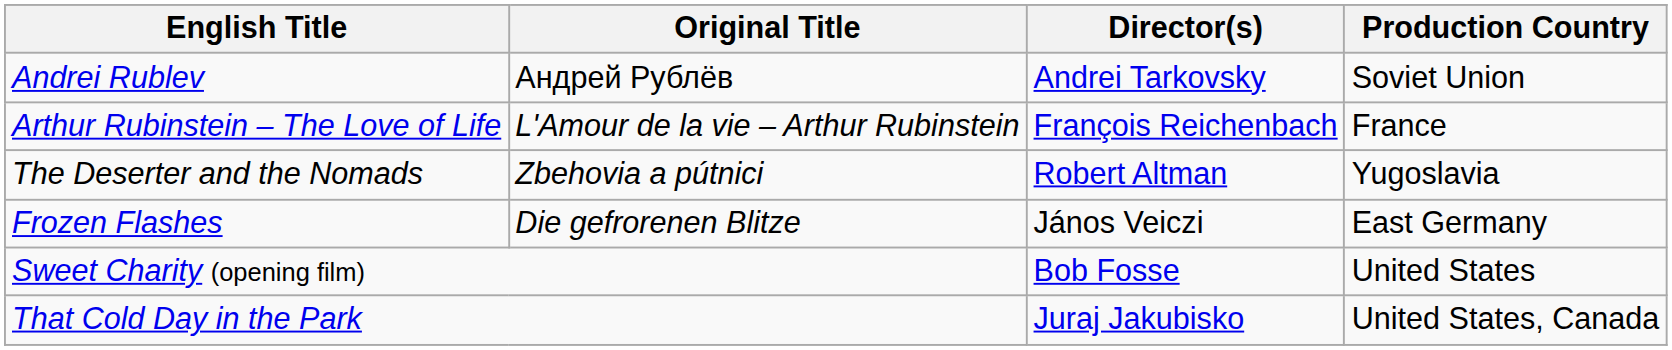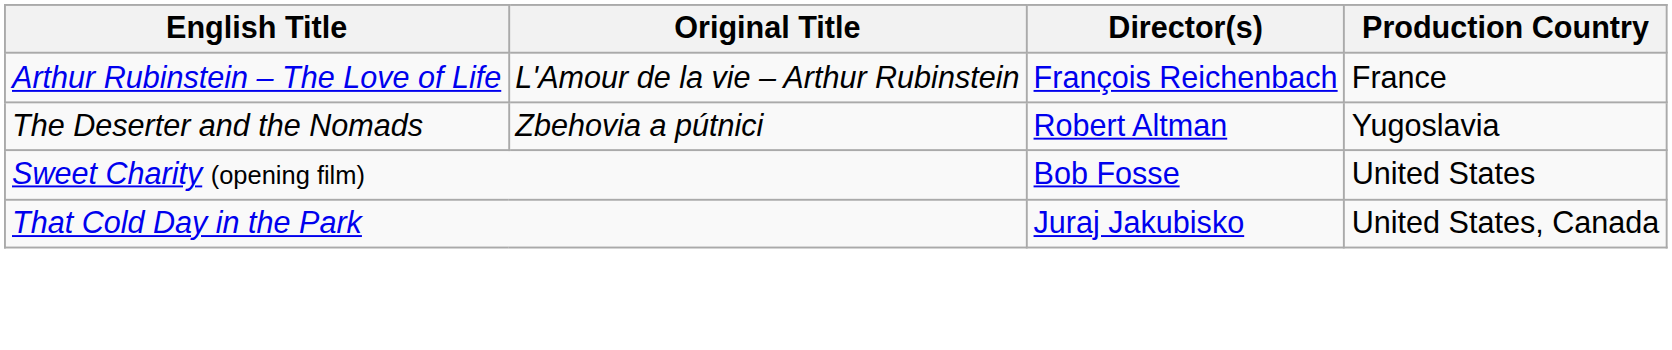- row: (108, 77)
- row: (117, 222)
